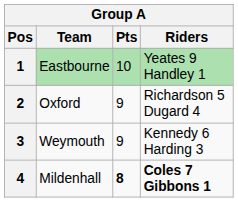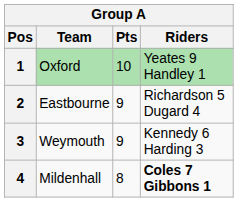(74, 66) Eastbourne -> (60, 66) Oxford
(60, 104) Oxford -> (74, 104) Eastbourne
(120, 178) bold -> (120, 178) normal
